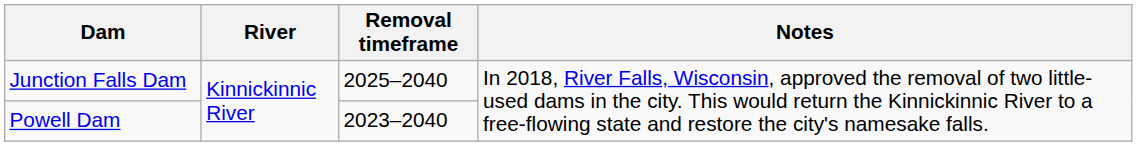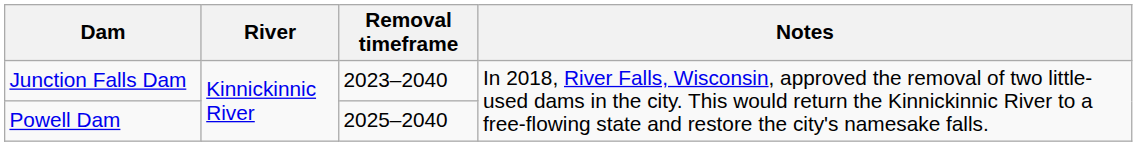(396, 80) 2025–2040 -> (396, 80) 2023–2040
(396, 120) 2023–2040 -> (396, 120) 2025–2040
